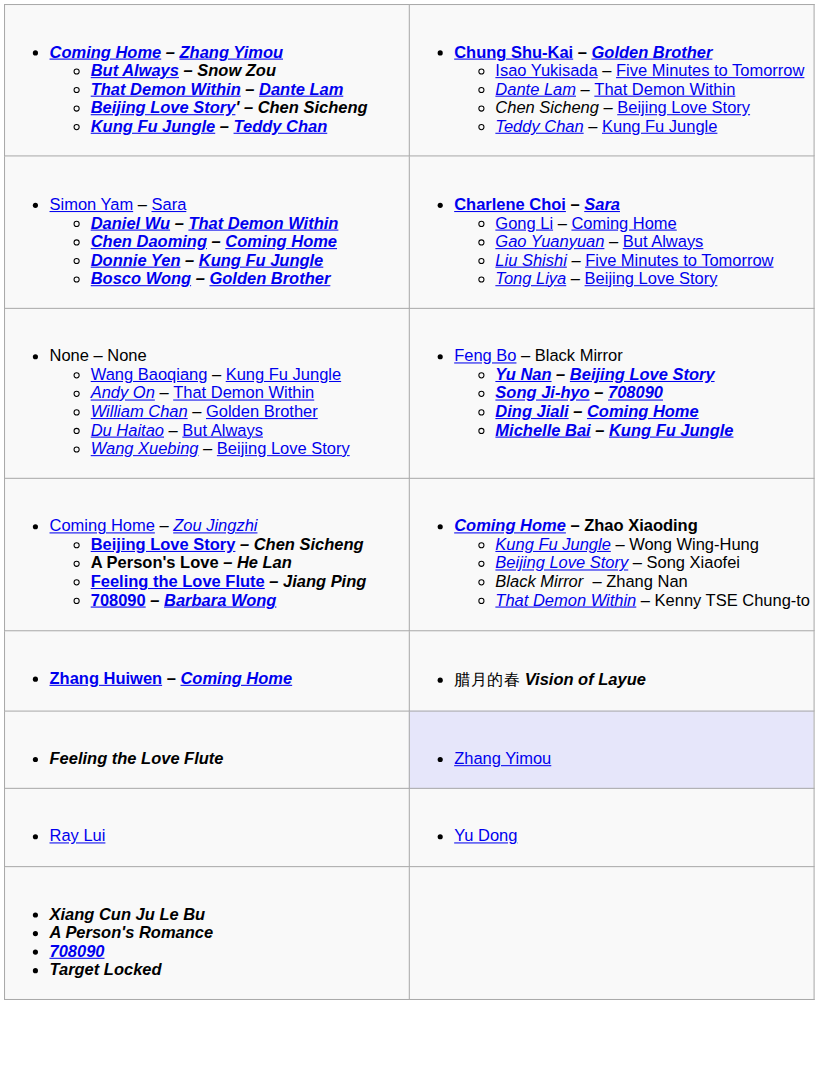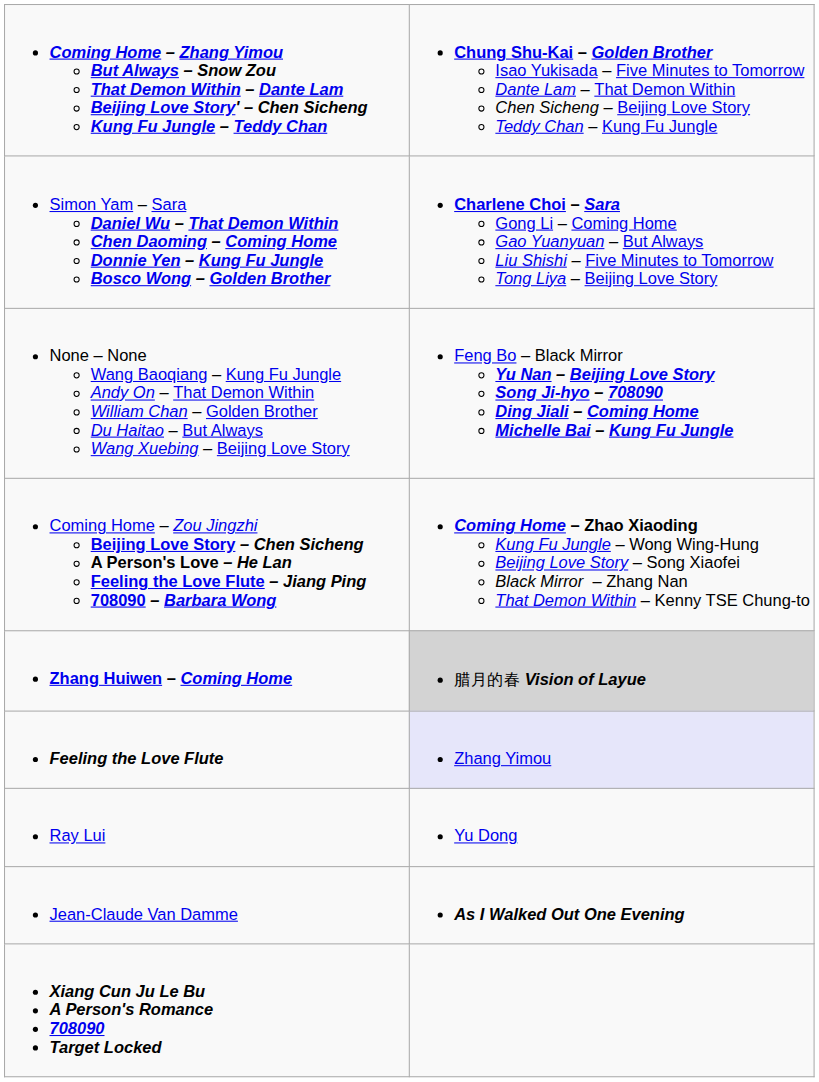(612, 680) no background -> (612, 680) lightgrey background
+ row: (207, 914)
